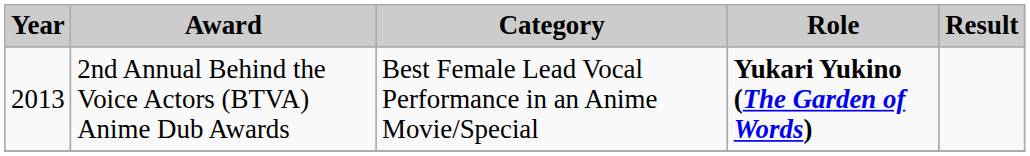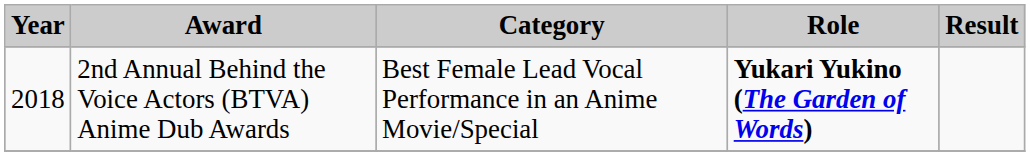(38, 98) 2013 -> (38, 98) 2018
